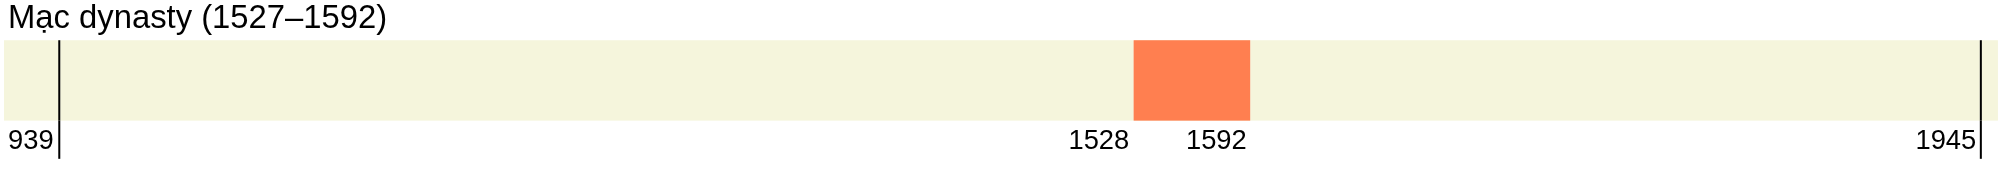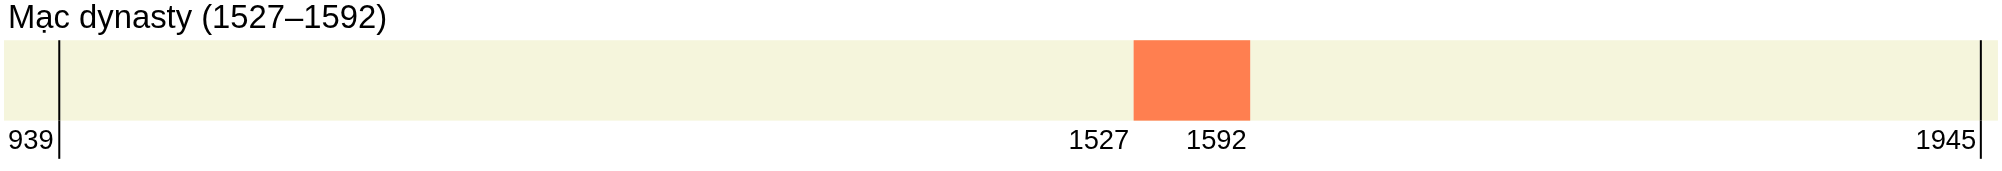(1099, 140) 1528 -> (1099, 140) 1527
